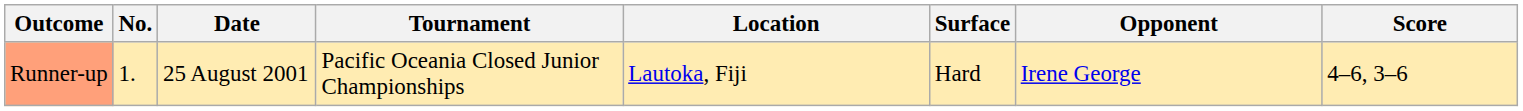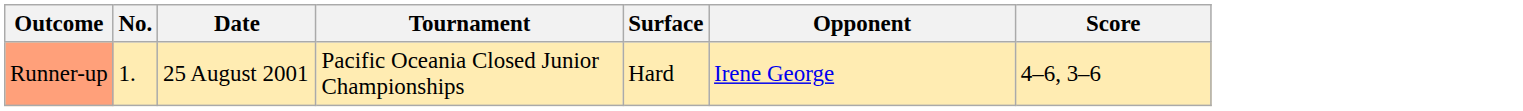- column: (776, 22)
